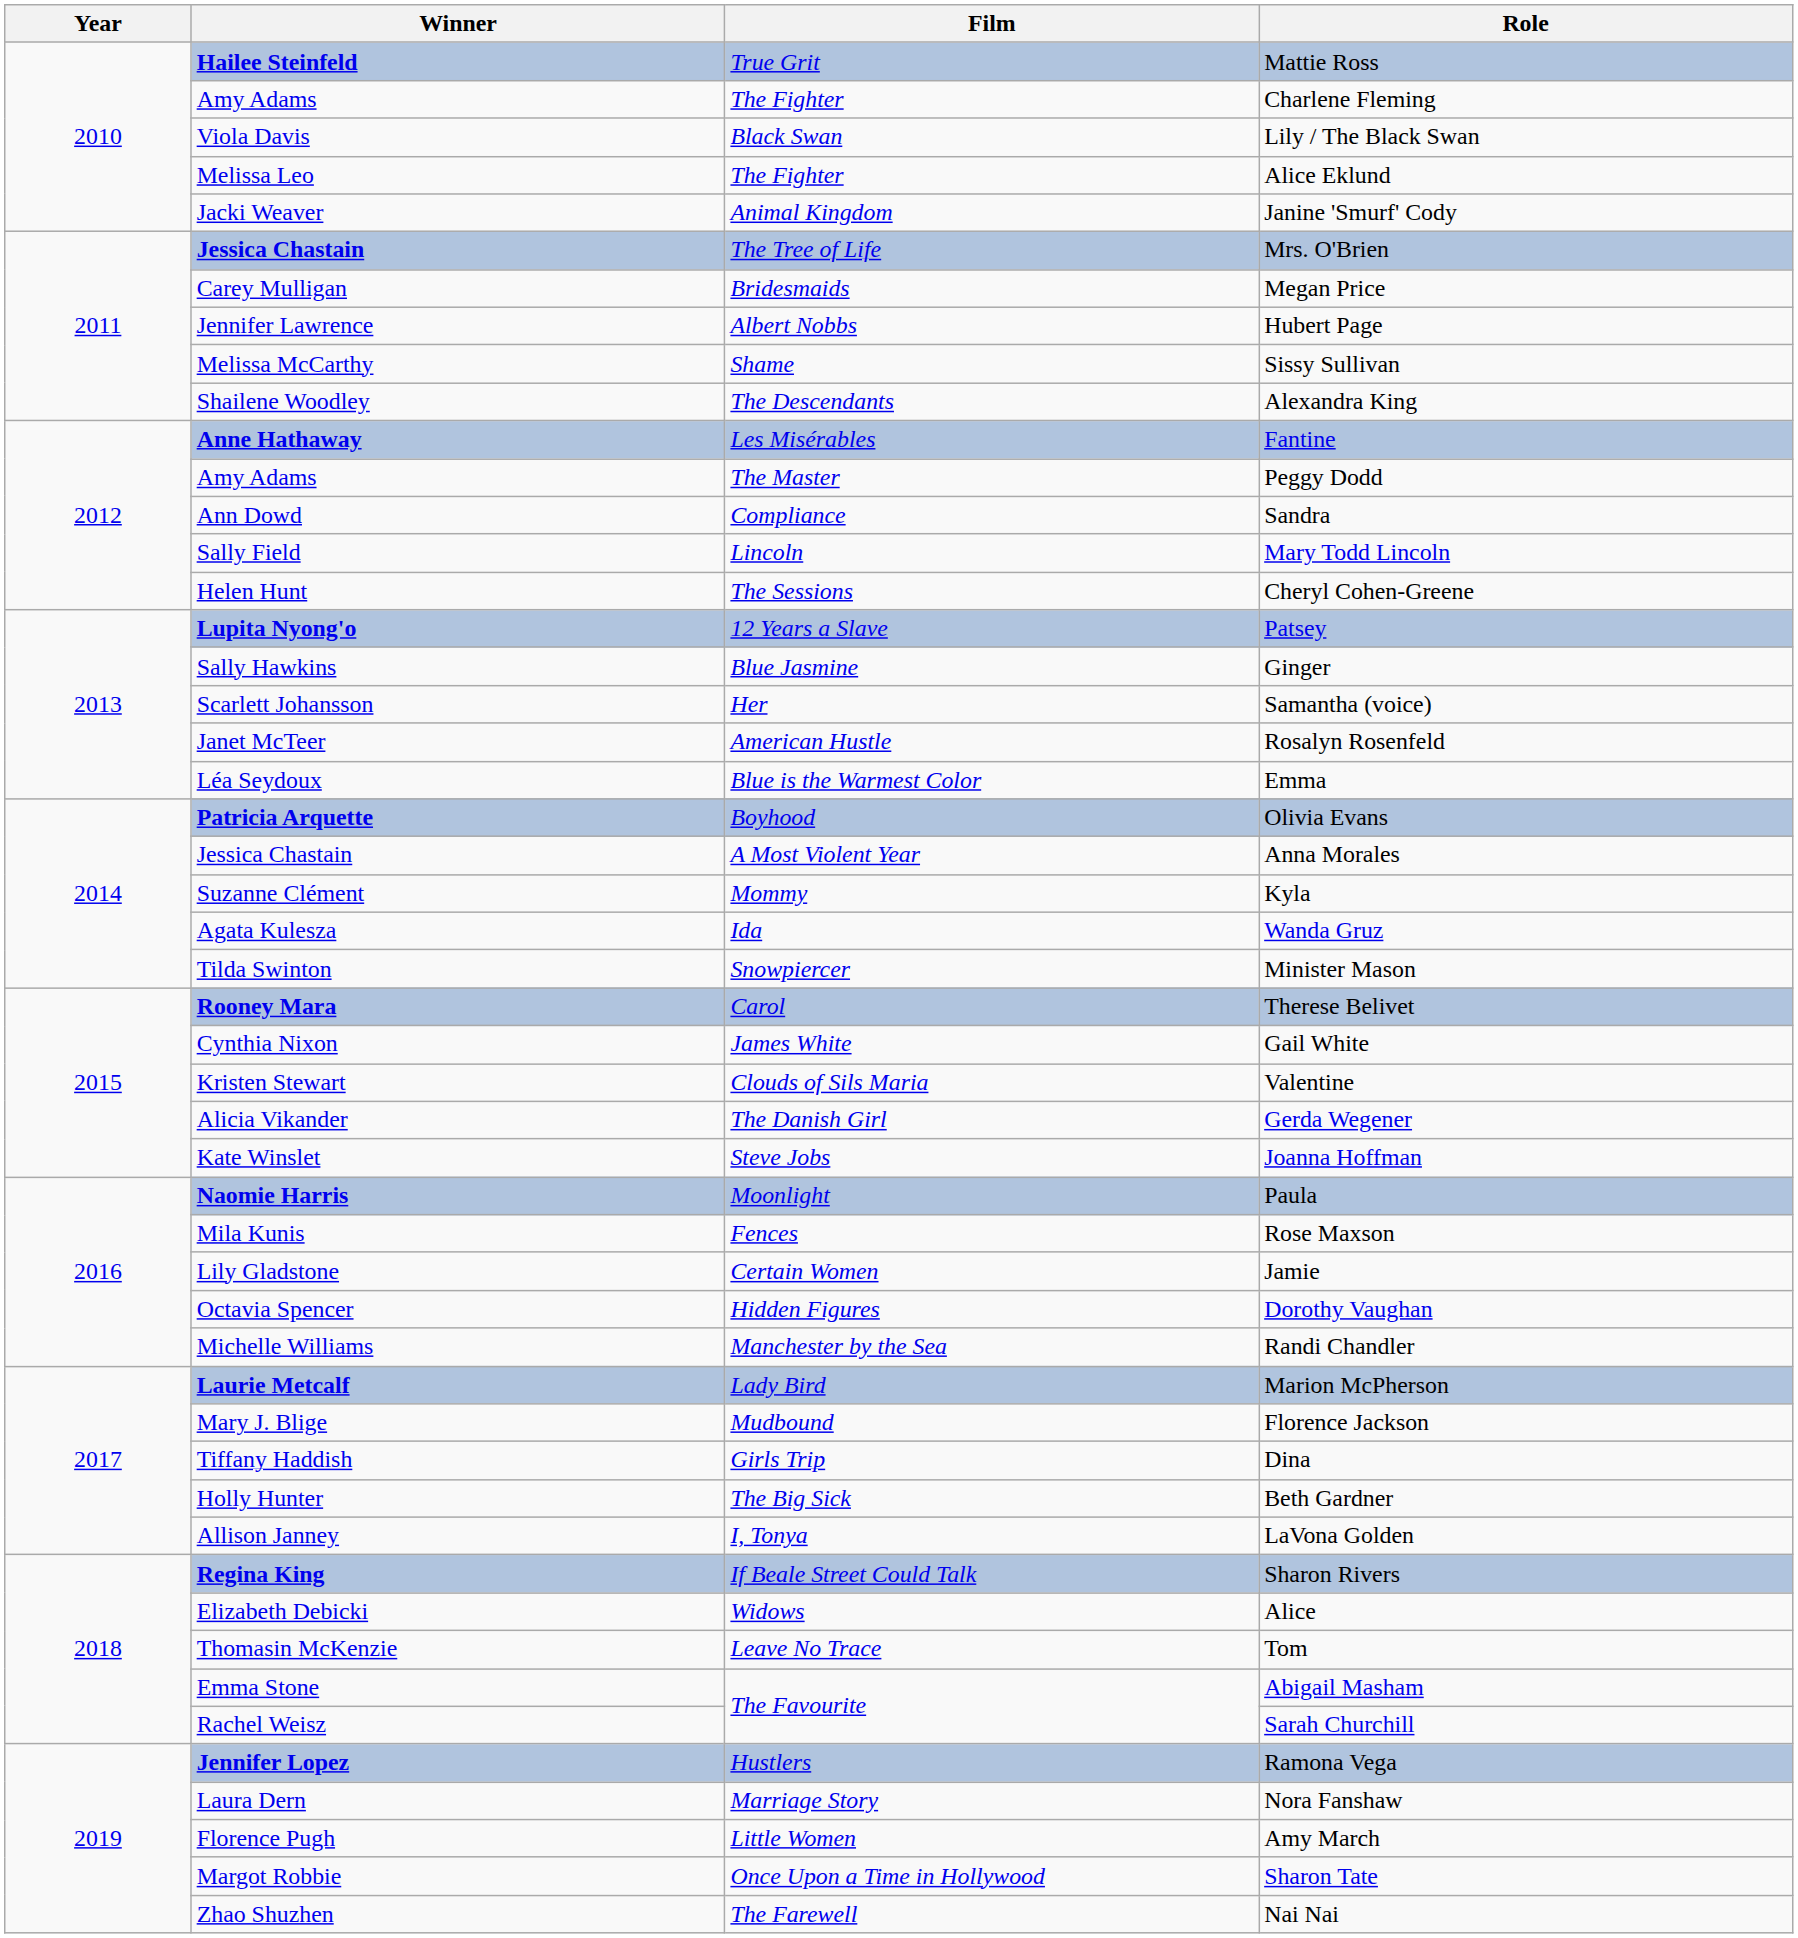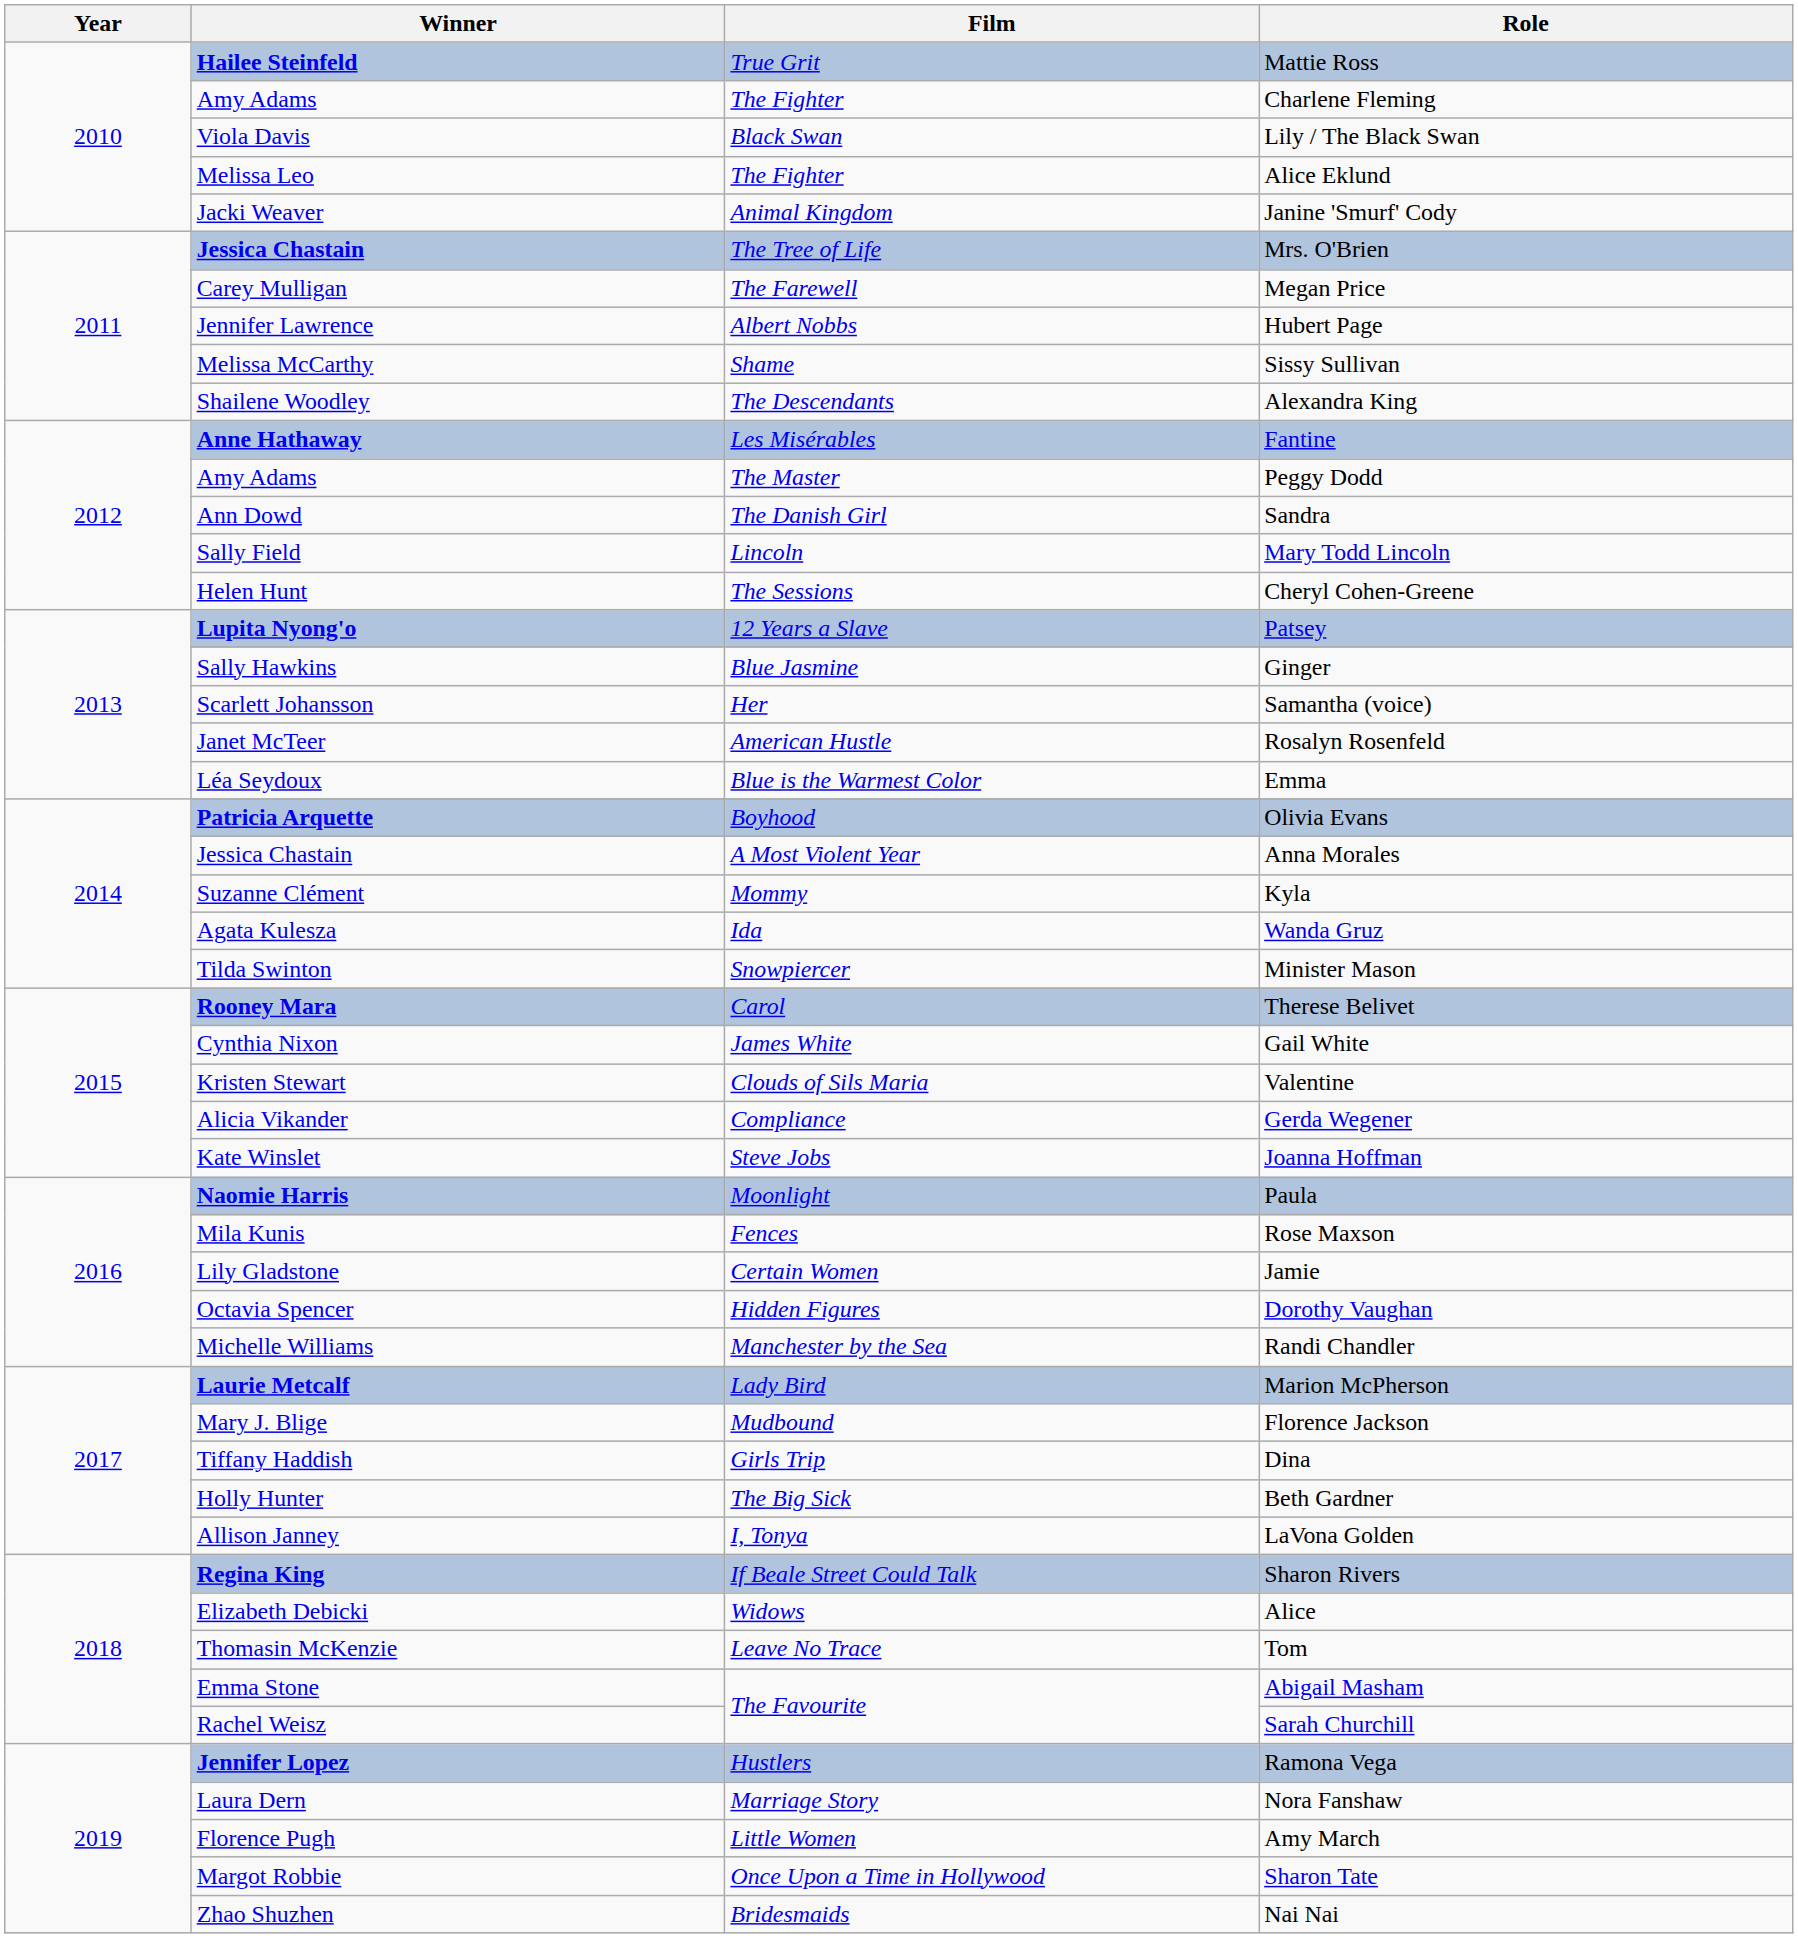(790, 288) Bridesmaids -> (794, 288) The Farewell
(788, 514) Compliance -> (809, 514) The Danish Girl
(809, 1119) The Danish Girl -> (788, 1119) Compliance
(794, 1913) The Farewell -> (790, 1913) Bridesmaids
